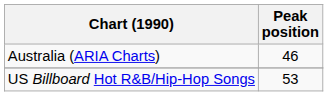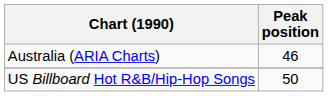(290, 79) 53 -> (290, 79) 50
